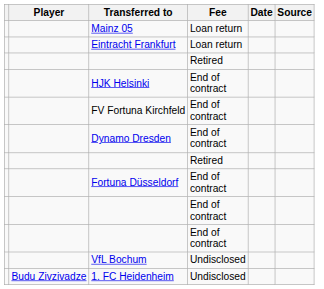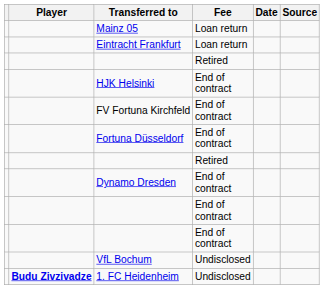rows swapped: (131, 138) <-> (135, 182)
(49, 276) normal -> (52, 276) bold
